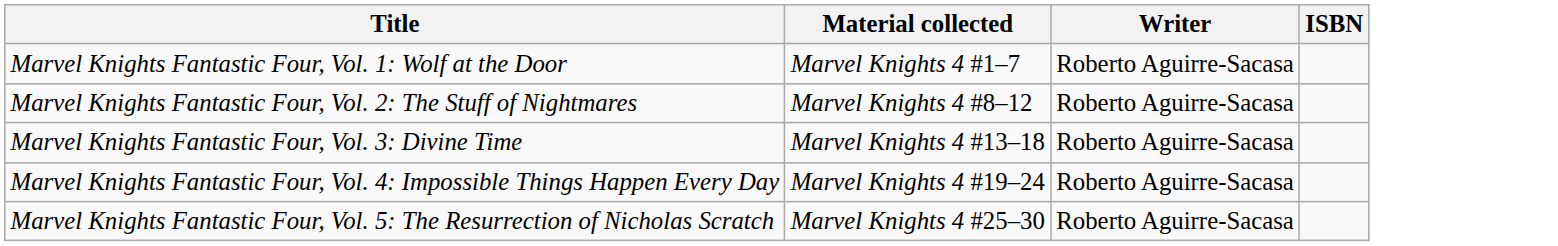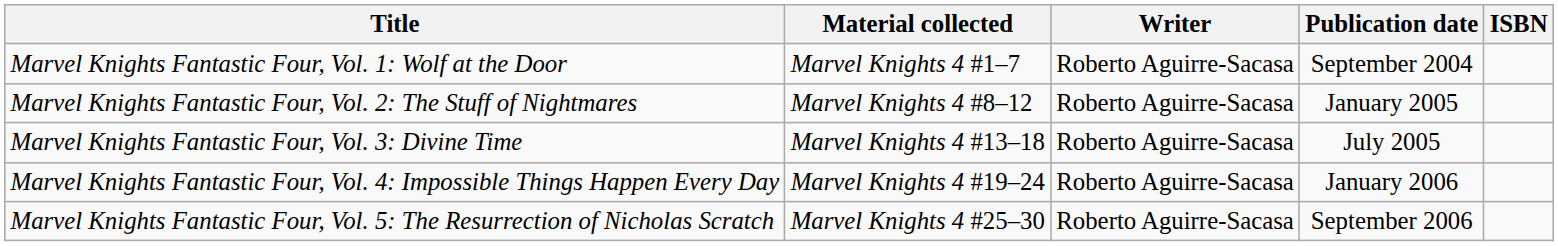+ column: (1392, 24)
